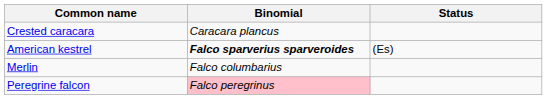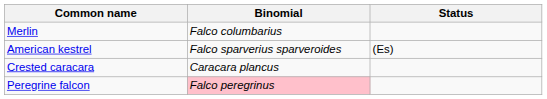rows swapped: (51, 31) <-> (22, 67)
(272, 49) bold -> (266, 49) normal
